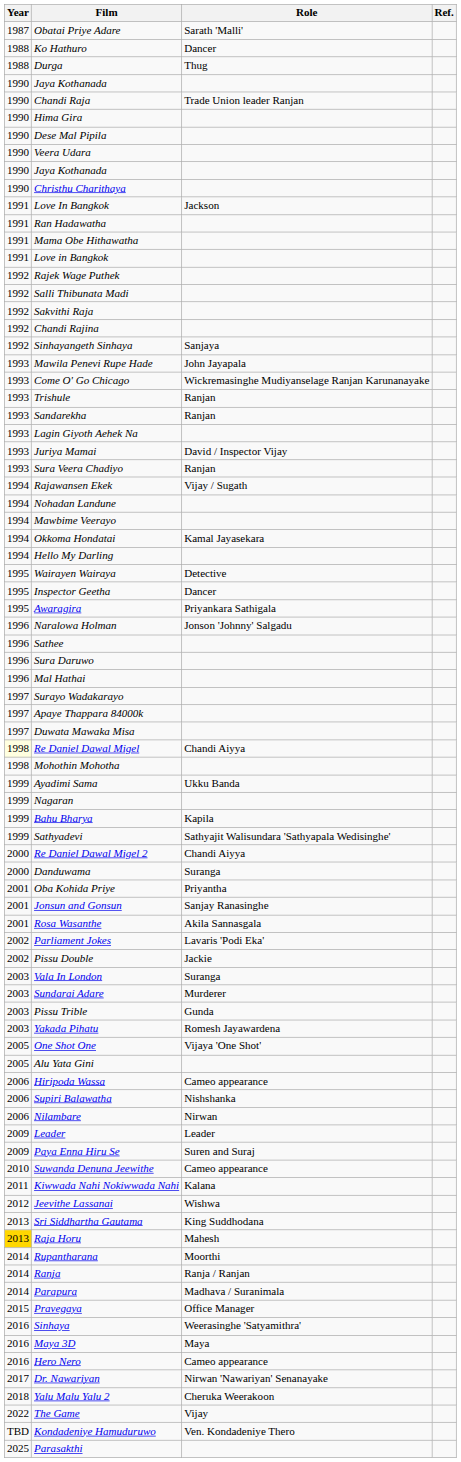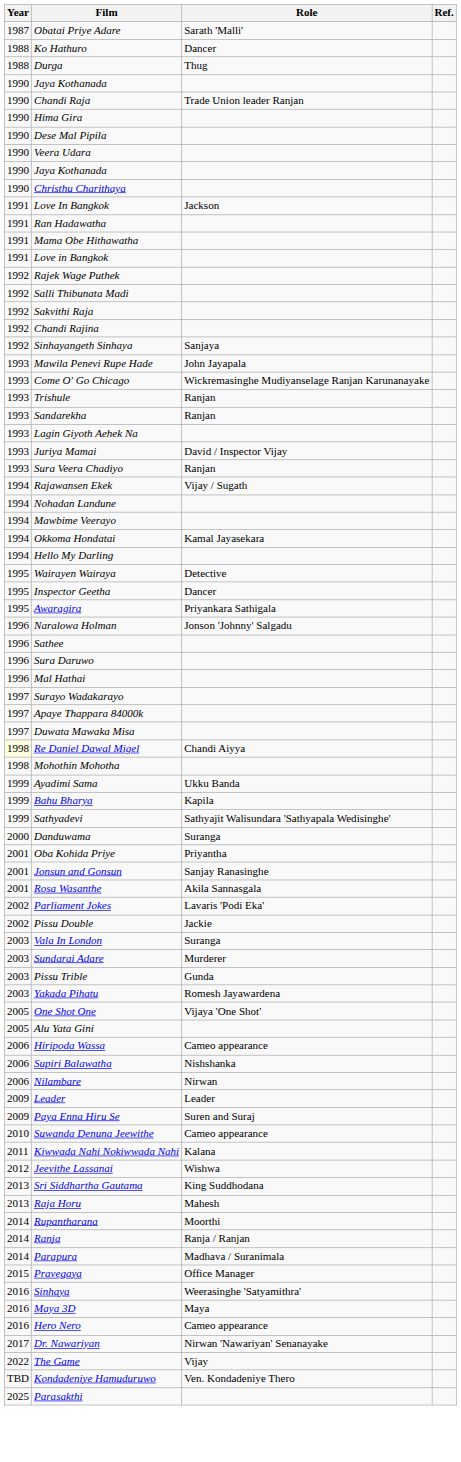- row: (54, 801)
- row: (91, 853)
(18, 1238) gold background -> (18, 1203) no background
- row: (72, 1396)
